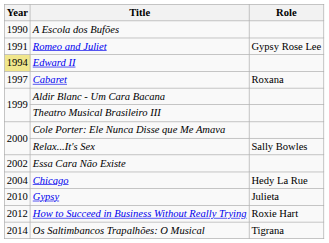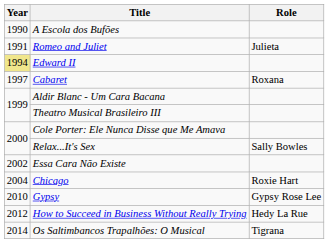(286, 46) Gypsy Rose Lee -> (265, 46) Julieta
(280, 180) Hedy La Rue -> (275, 180) Roxie Hart
(265, 197) Julieta -> (286, 197) Gypsy Rose Lee
(275, 213) Roxie Hart -> (280, 213) Hedy La Rue
